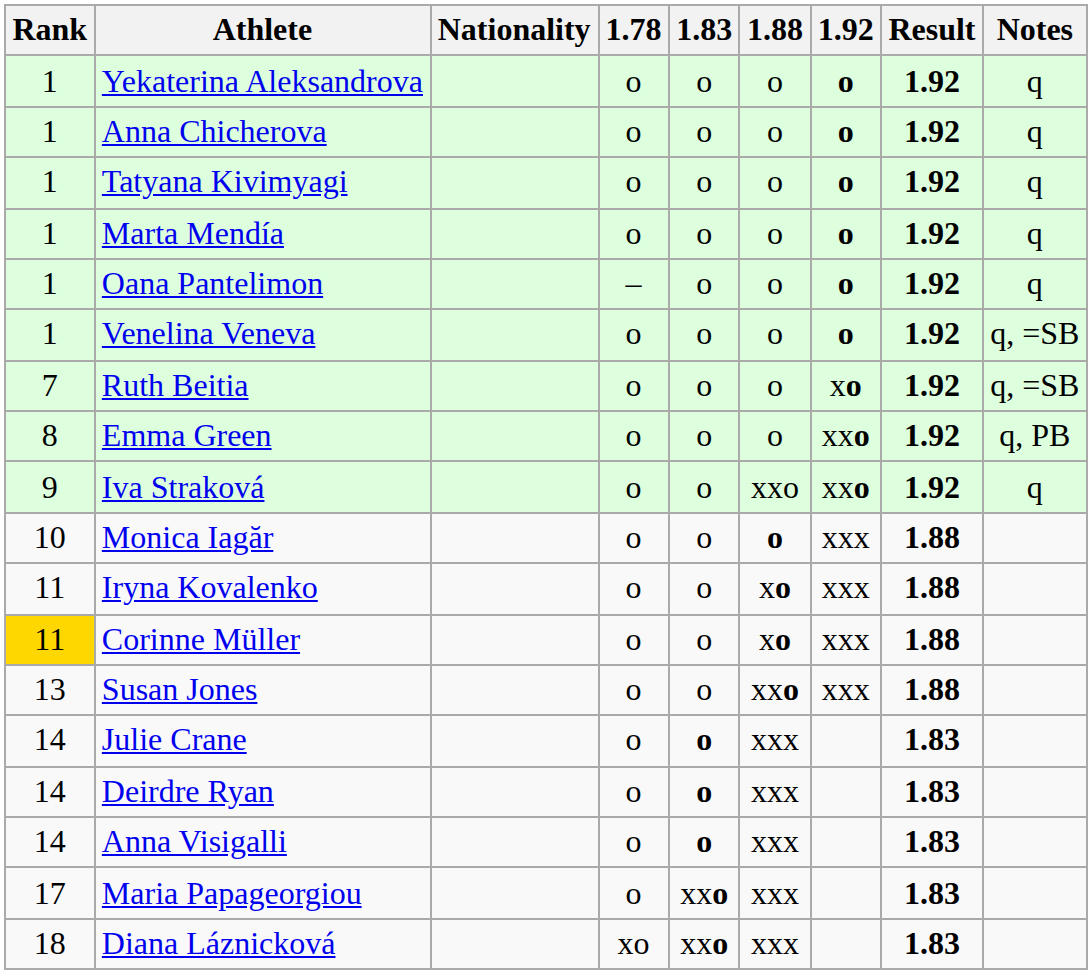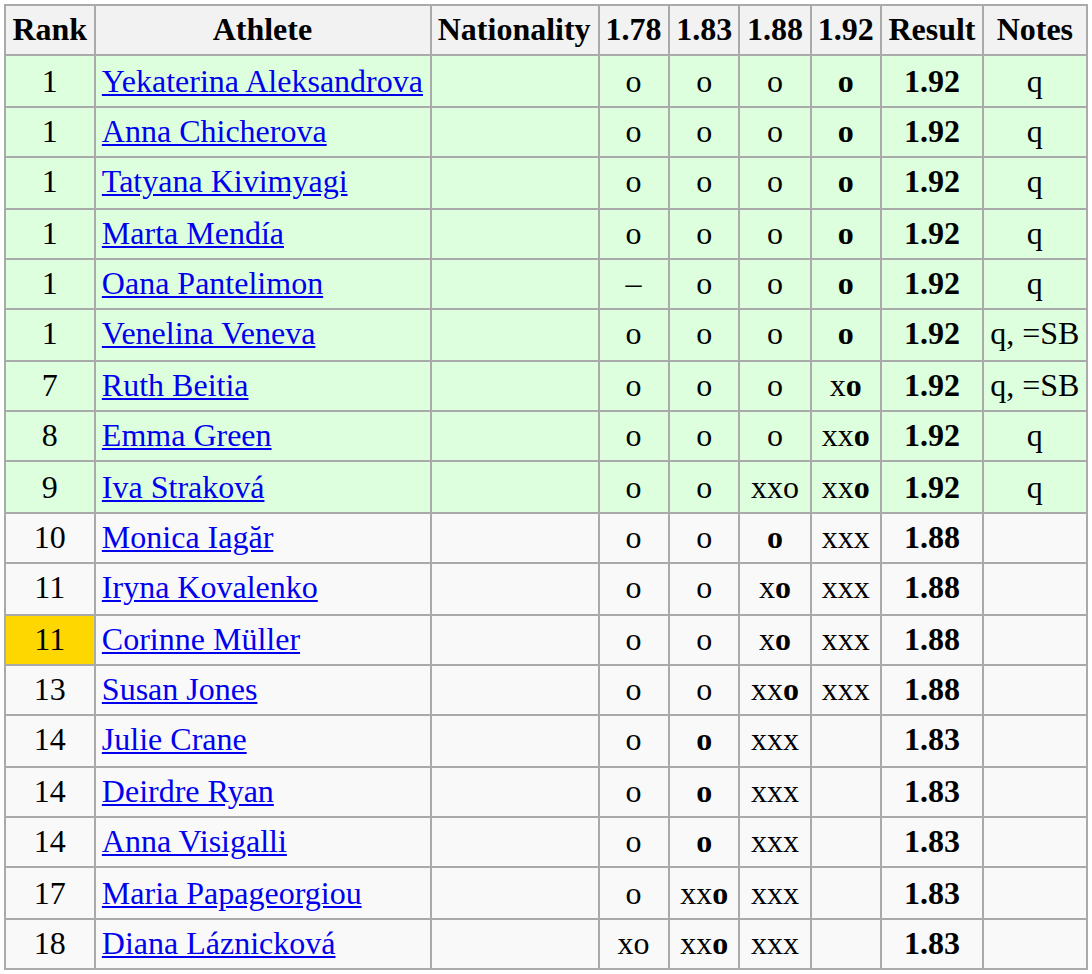(1035, 435) q, PB -> (1035, 435) q
